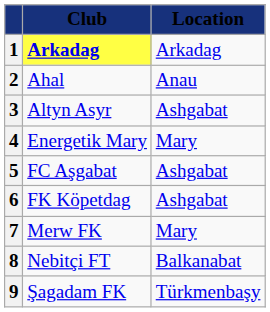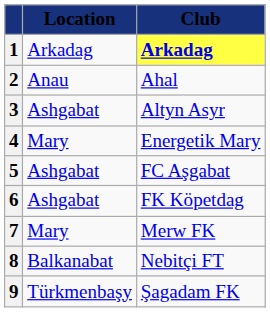columns swapped: (87, 19) <-> (208, 19)
